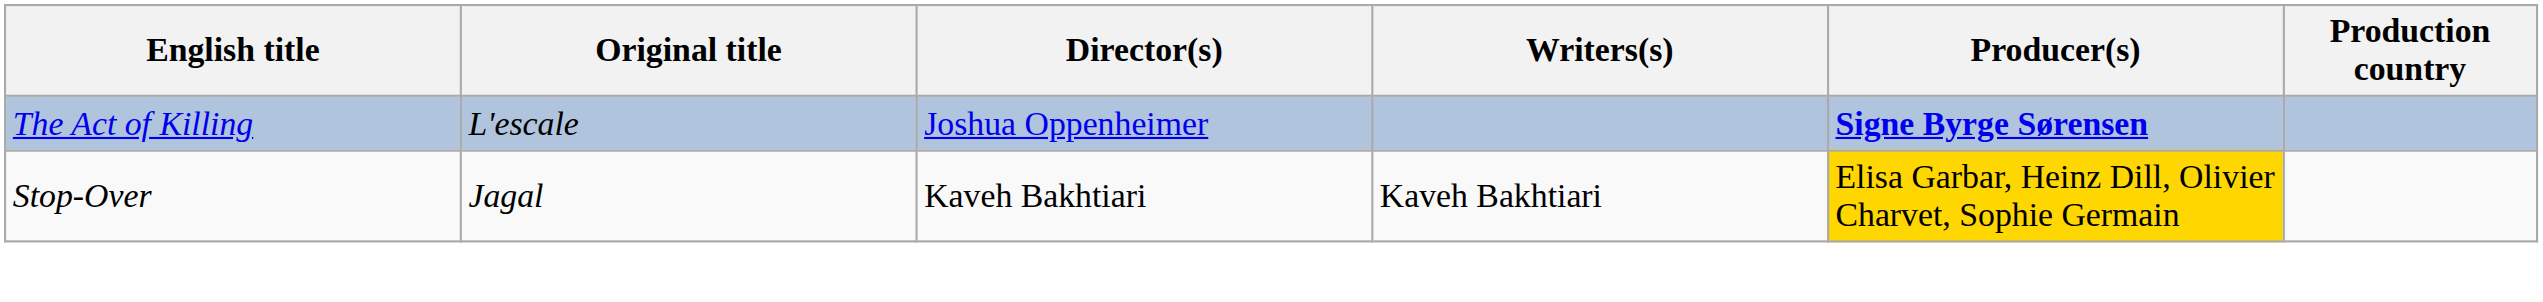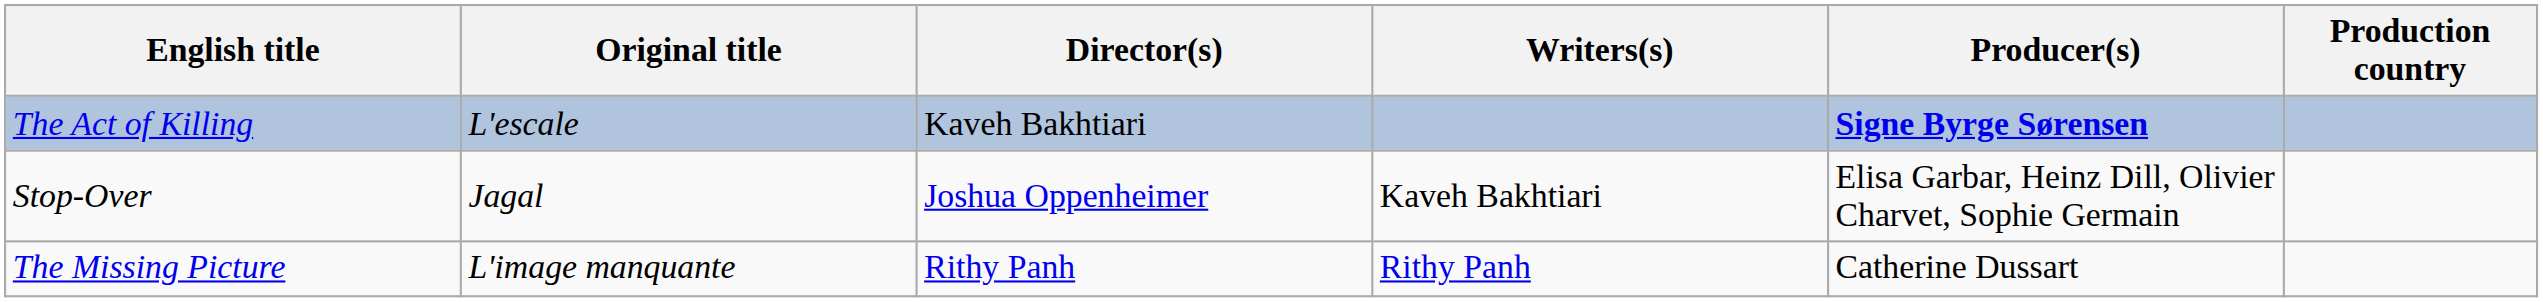(1066, 122) Joshua Oppenheimer -> (1035, 122) Kaveh Bakhtiari
(1035, 195) Kaveh Bakhtiari -> (1066, 195) Joshua Oppenheimer
(2055, 195) gold background -> (2055, 195) no background
+ row: (149, 267)
